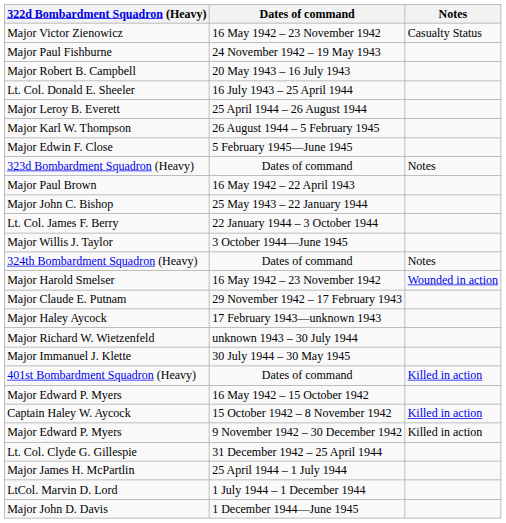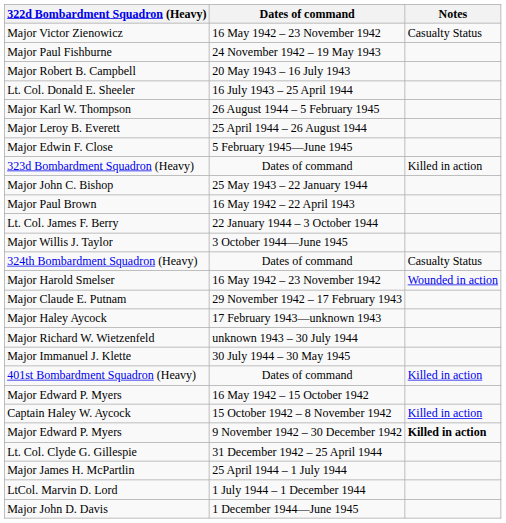rows swapped: (63, 109) <-> (69, 128)
(422, 166) Notes -> (445, 166) Killed in action
rows swapped: (52, 185) <-> (60, 204)
(422, 261) Notes -> (445, 261) Casualty Status
(445, 432) normal -> (447, 432) bold
